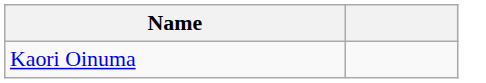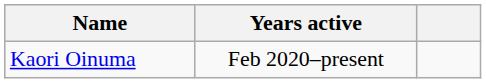+ column: (306, 22)
